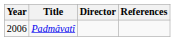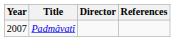(17, 28) 2006 -> (17, 28) 2007
